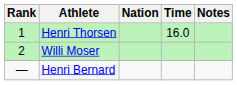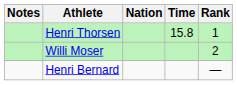columns swapped: (22, 13) <-> (213, 13)
(178, 32) 16.0 -> (182, 32) 15.8
